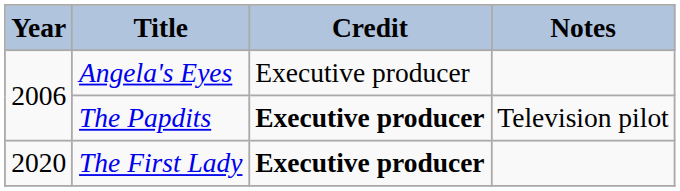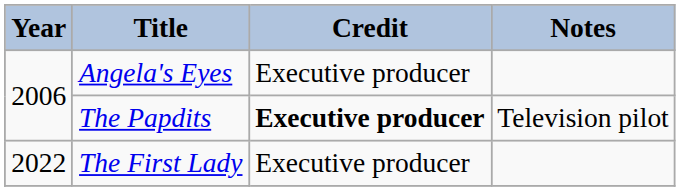(39, 163) 2020 -> (39, 163) 2022
(370, 163) bold -> (363, 163) normal
